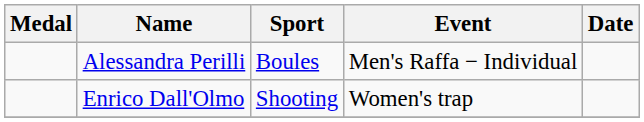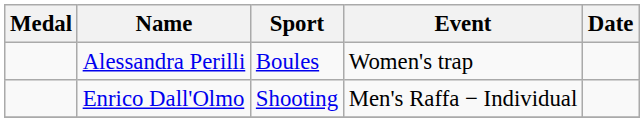(463, 61) Men's Raffa − Individual -> (411, 61) Women's trap
(411, 98) Women's trap -> (463, 98) Men's Raffa − Individual
